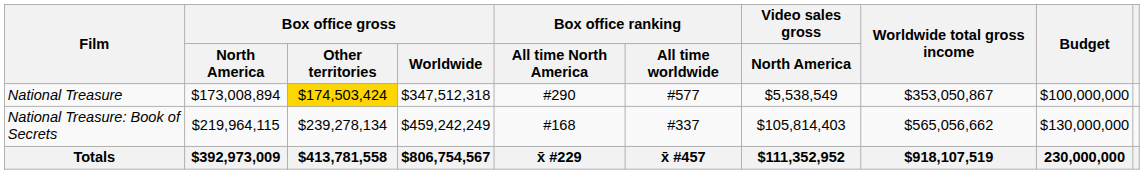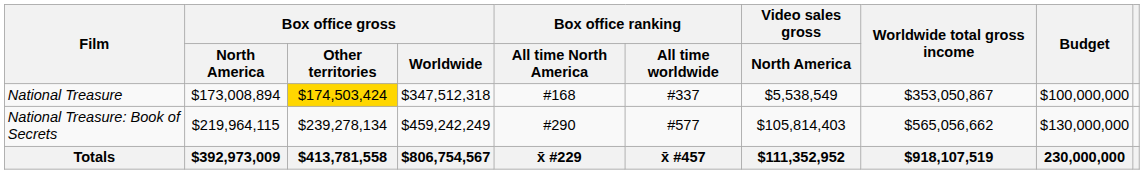(559, 94) #290 -> (559, 94) #168
(683, 94) #577 -> (683, 94) #337
(559, 126) #168 -> (559, 126) #290
(683, 126) #337 -> (683, 126) #577
